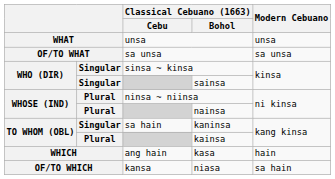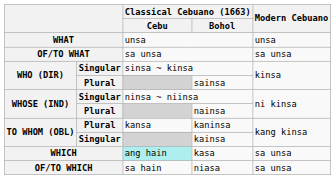(100, 82) Singular -> (100, 82) Plural
(100, 97) Plural -> (100, 97) Singular
(100, 125) Singular -> (100, 125) Plural
(143, 125) sa hain -> (138, 125) kansa
(100, 139) Plural -> (100, 139) Singular
(146, 153) no background -> (146, 153) paleturquoise background
(265, 153) hain -> (273, 153) sa unsa
(138, 168) kansa -> (143, 168) sa hain
(273, 168) sa hain -> (273, 168) sa unsa
